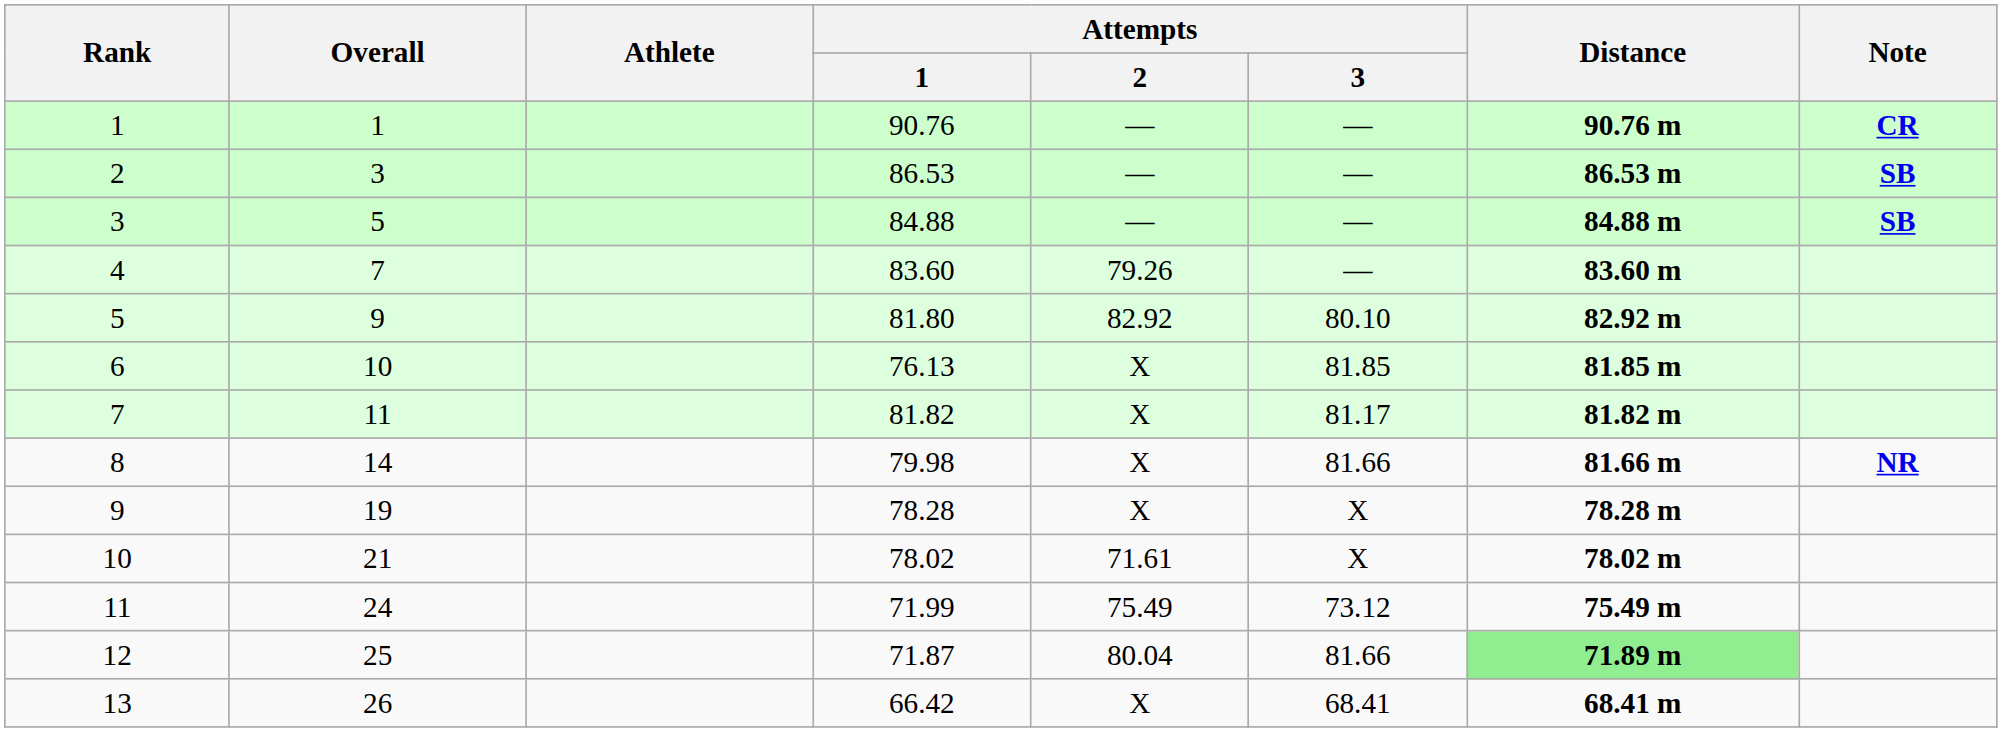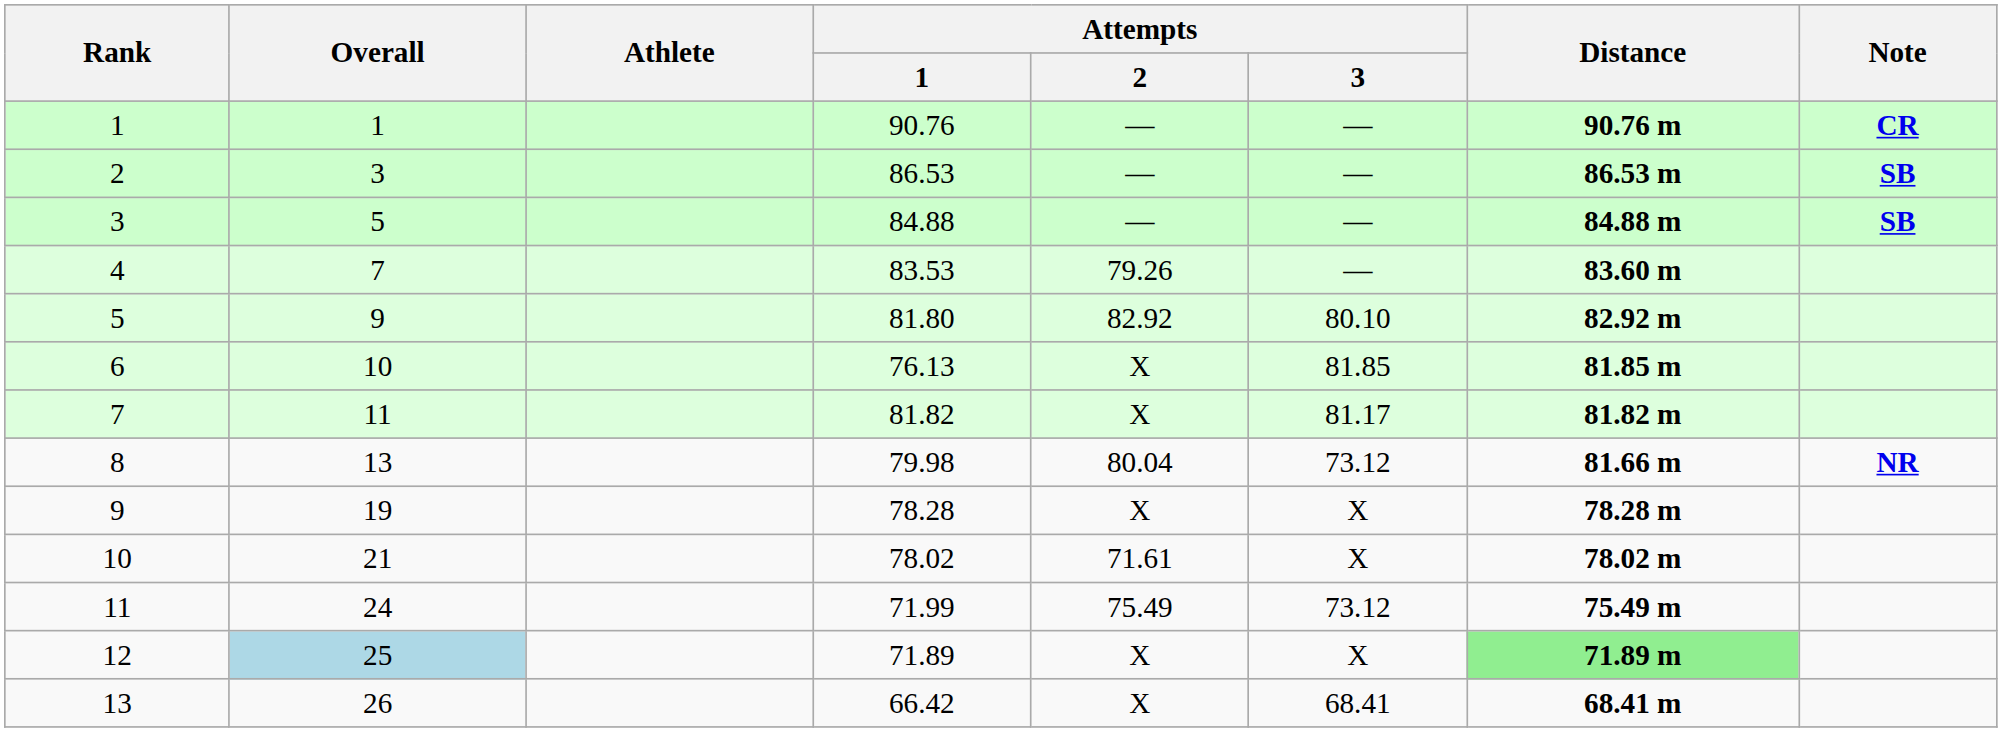(922, 269) 83.60 -> (922, 269) 83.53
(378, 461) 14 -> (378, 461) 13
(1140, 461) X -> (1140, 461) 80.04
(1358, 461) 81.66 -> (1358, 461) 73.12
(378, 654) no background -> (378, 654) lightblue background
(922, 654) 71.87 -> (922, 654) 71.89
(1140, 654) 80.04 -> (1140, 654) X
(1358, 654) 81.66 -> (1358, 654) X
